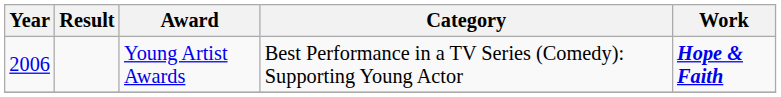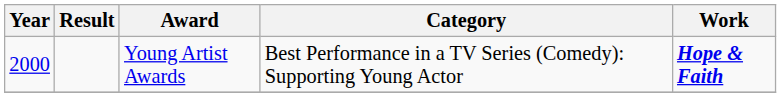(30, 64) 2006 -> (30, 64) 2000
